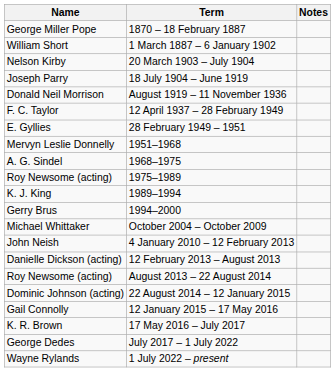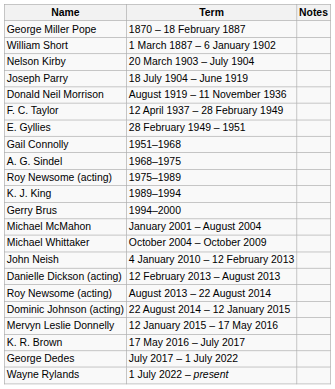(60, 144) Mervyn Leslie Donnelly -> (38, 144) Gail Connolly
+ row: (195, 227)
(38, 309) Gail Connolly -> (60, 326) Mervyn Leslie Donnelly
